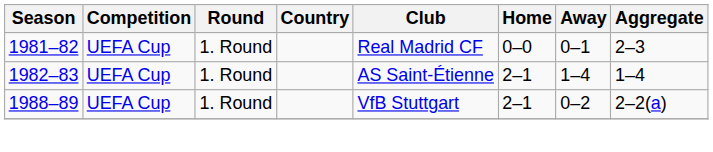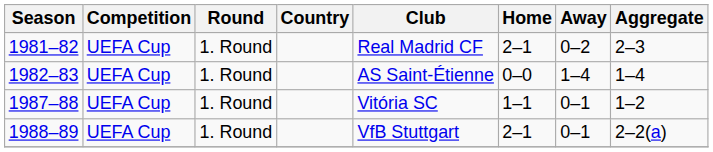(517, 47) 0–0 -> (517, 47) 2–1
(575, 47) 0–1 -> (575, 47) 0–2
(517, 75) 2–1 -> (517, 75) 0–0
+ row: (44, 103)
(575, 103) 0–2 -> (575, 132) 0–1
